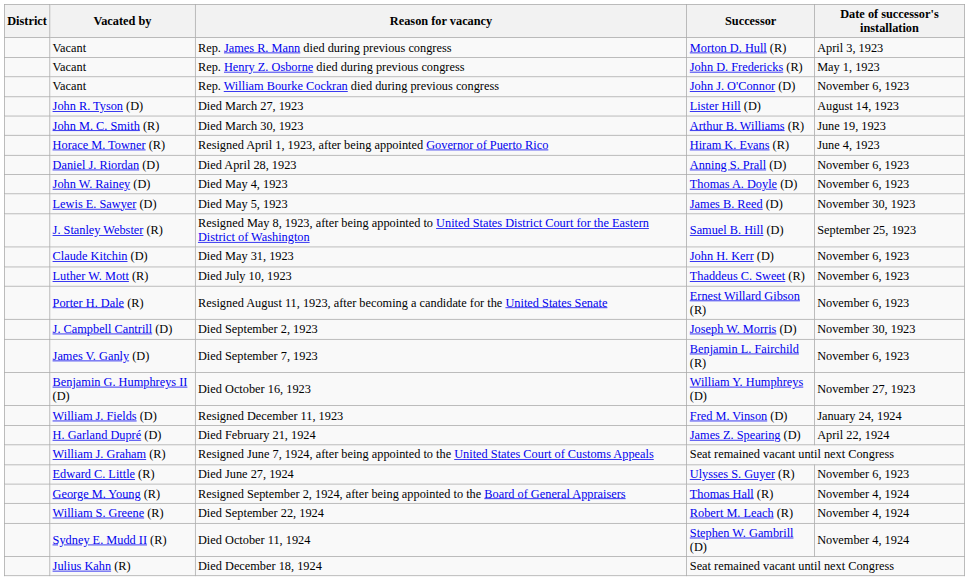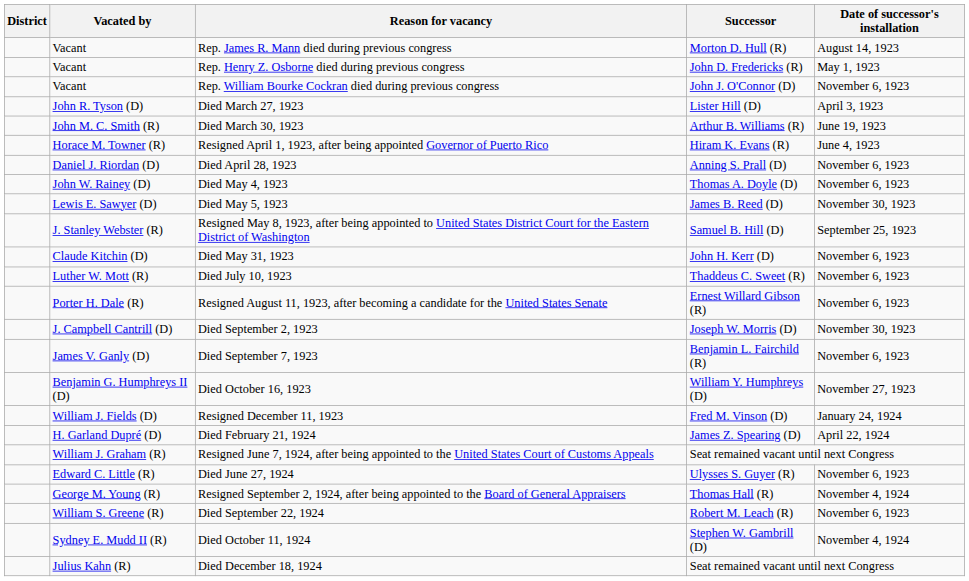(850, 47) April 3, 1923 -> (858, 47) August 14, 1923
(858, 106) August 14, 1923 -> (850, 106) April 3, 1923
(863, 513) November 4, 1924 -> (863, 513) November 6, 1923
